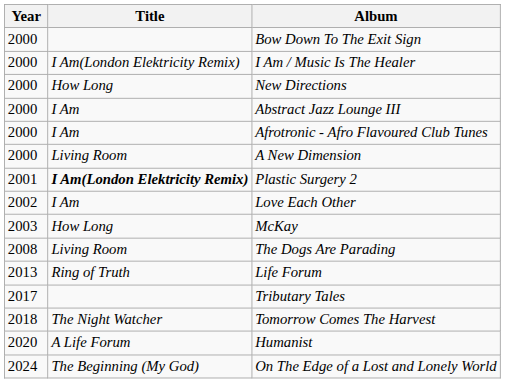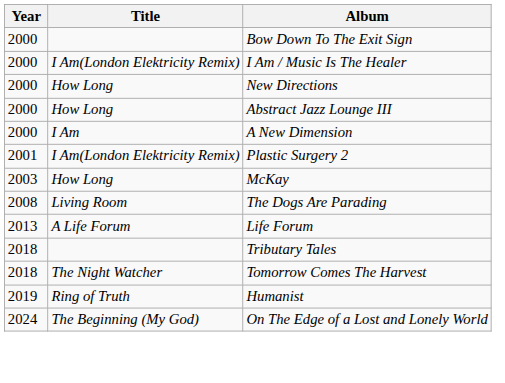(65, 109) I Am -> (82, 109) How Long
- row: (372, 132)
(89, 156) Living Room -> (65, 132) I Am
(150, 179) bold -> (146, 156) normal
- row: (305, 202)
(91, 272) Ring of Truth -> (91, 226) A Life Forum
(23, 296) 2017 -> (23, 249) 2018
(23, 343) 2020 -> (23, 296) 2019
(91, 343) A Life Forum -> (91, 296) Ring of Truth
